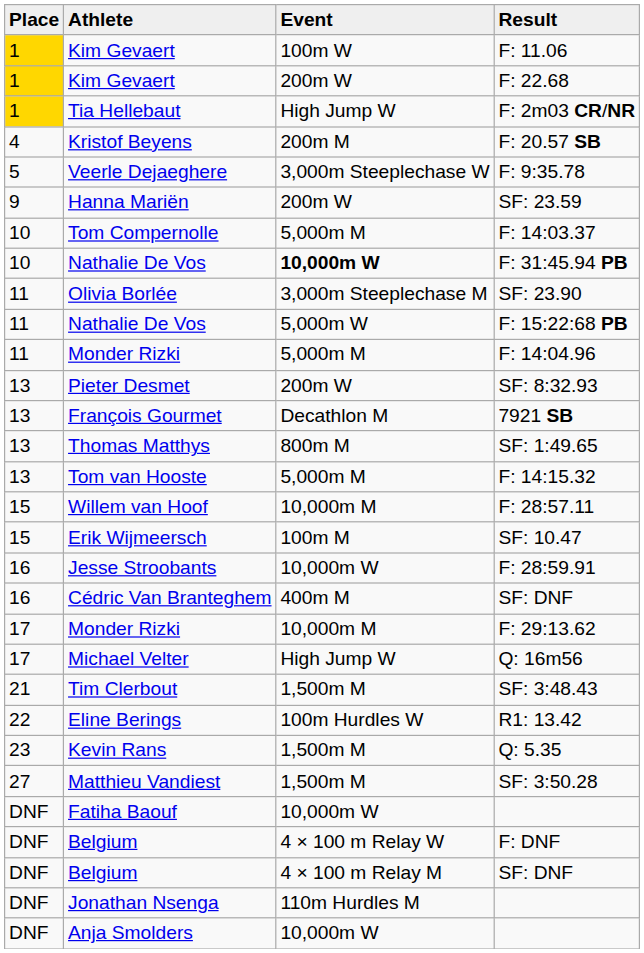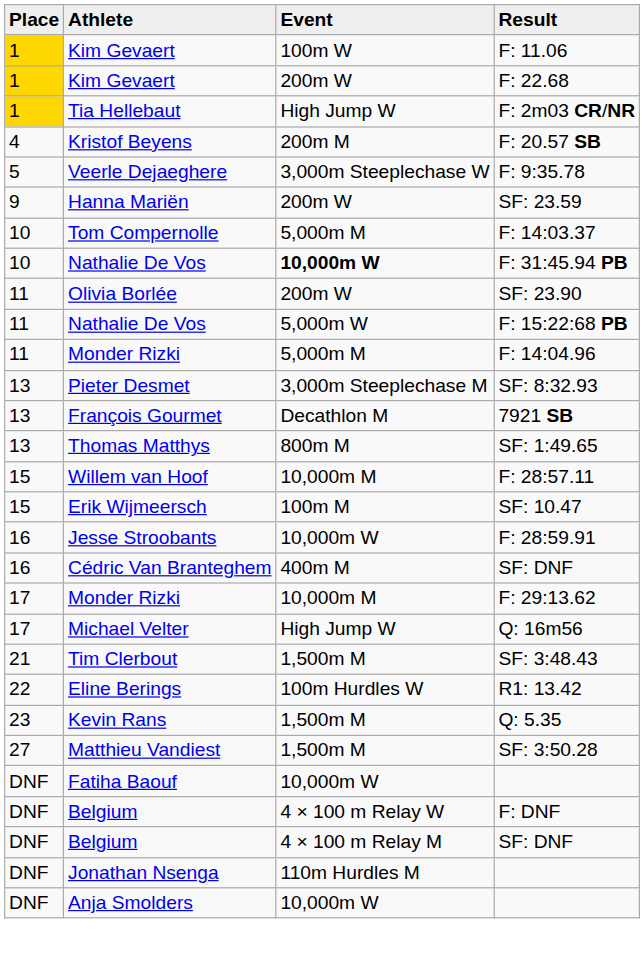(384, 293) 3,000m Steeplechase M -> (316, 293) 200m W
(316, 385) 200m W -> (384, 385) 3,000m Steeplechase M
- row: (137, 476)
